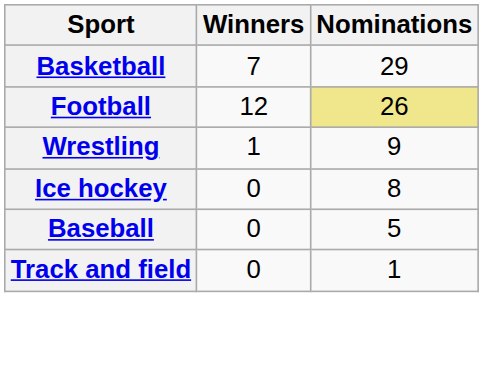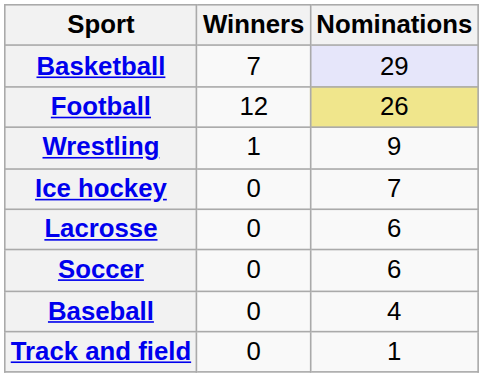(394, 65) no background -> (394, 65) lavender background
(394, 188) 8 -> (394, 188) 7
+ row: (101, 229)
+ row: (101, 270)
(394, 229) 5 -> (394, 310) 4
